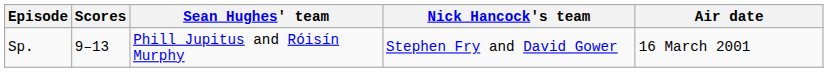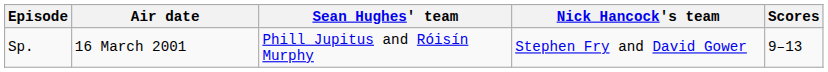columns swapped: (729, 16) <-> (101, 16)
